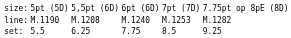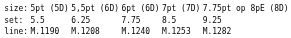rows swapped: (14, 32) <-> (16, 20)
